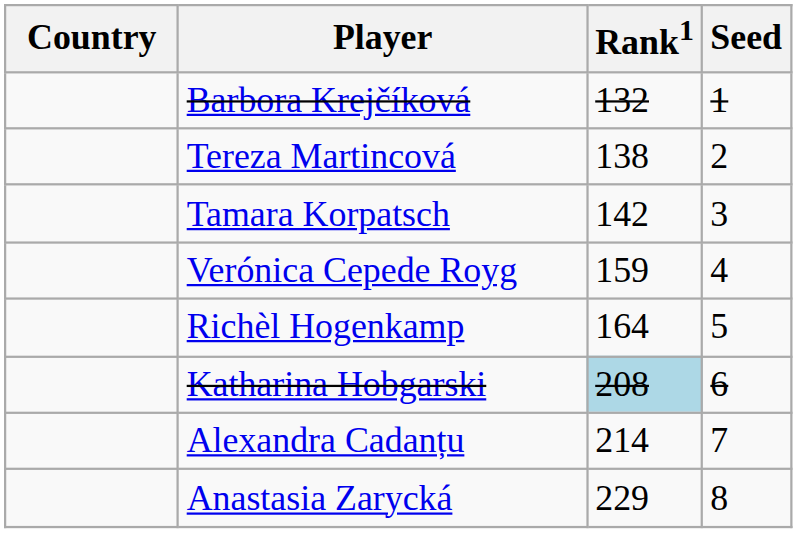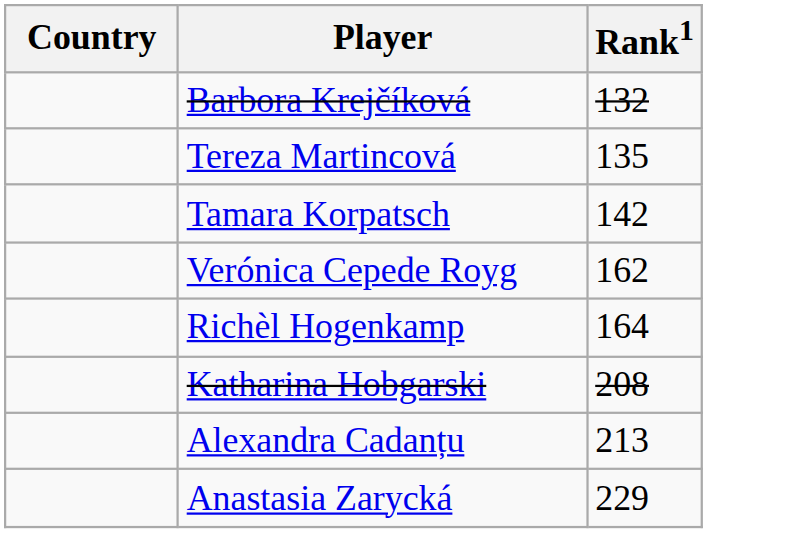- column: (746, 37)
(622, 156) 138 -> (622, 156) 135
(622, 269) 159 -> (622, 269) 162
(622, 383) lightblue background -> (622, 383) no background
(622, 440) 214 -> (622, 440) 213
